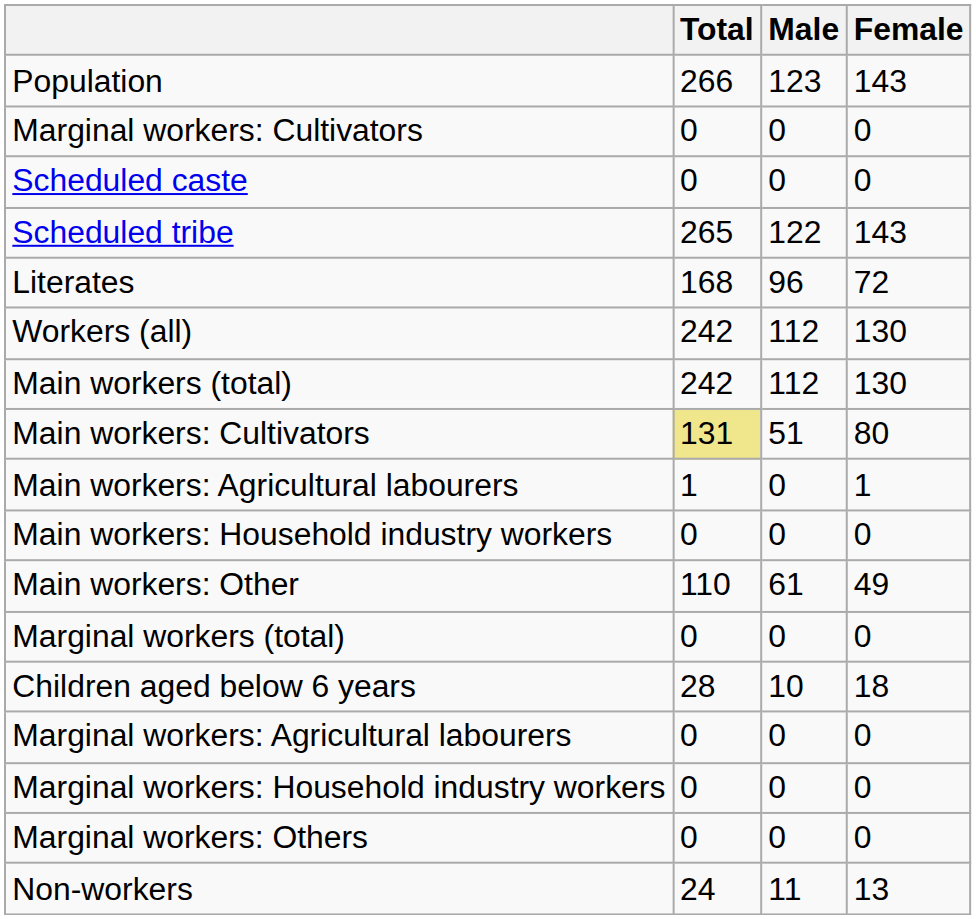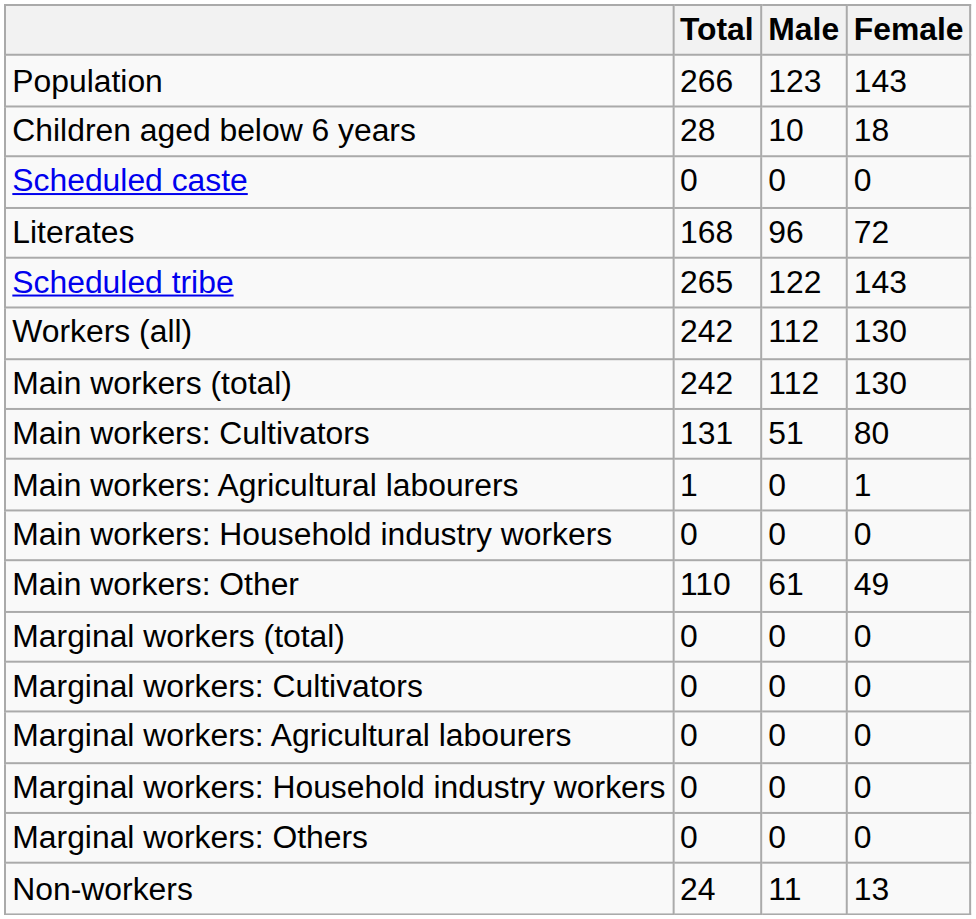rows swapped: (214, 686) <-> (218, 130)
rows swapped: (123, 231) <-> (73, 282)
(707, 433) khaki background -> (707, 433) no background
